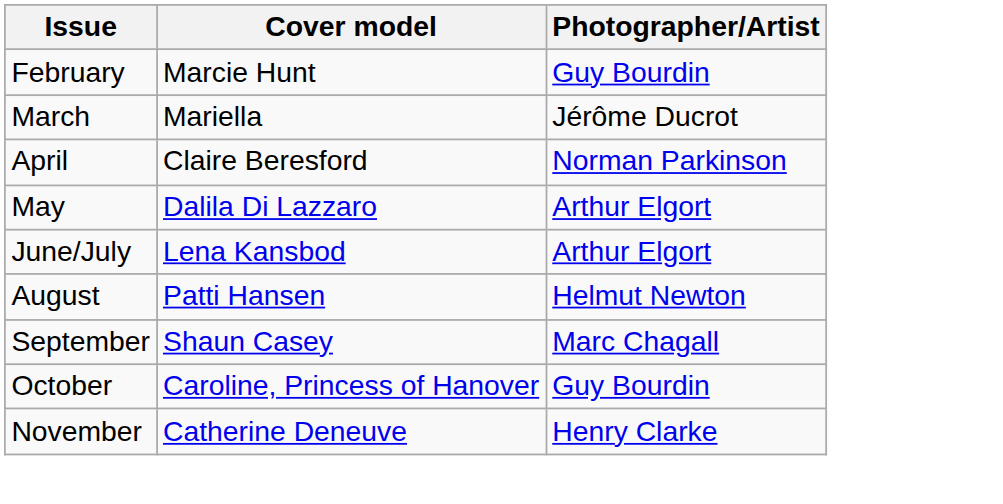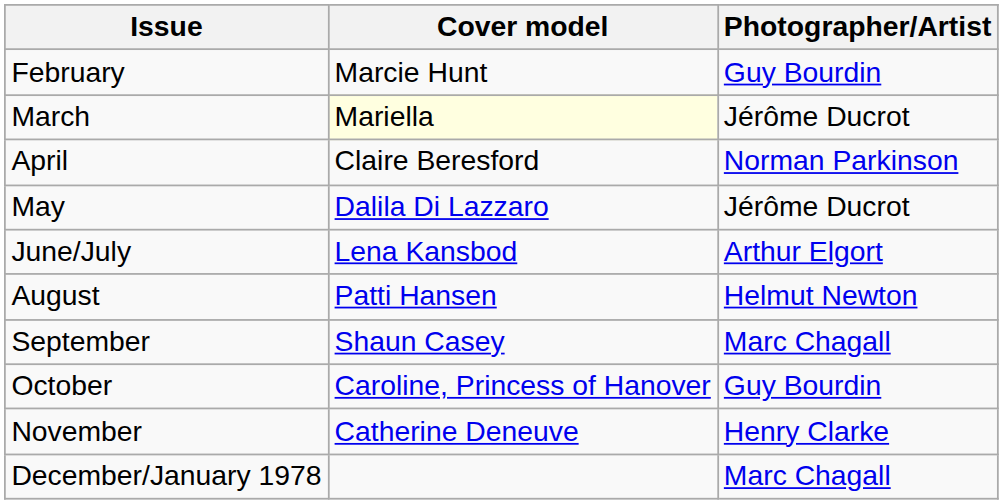(213, 116) no background -> (384, 116) lightyellow background
(632, 206) Arthur Elgort -> (817, 206) Jérôme Ducrot
+ row: (166, 476)
